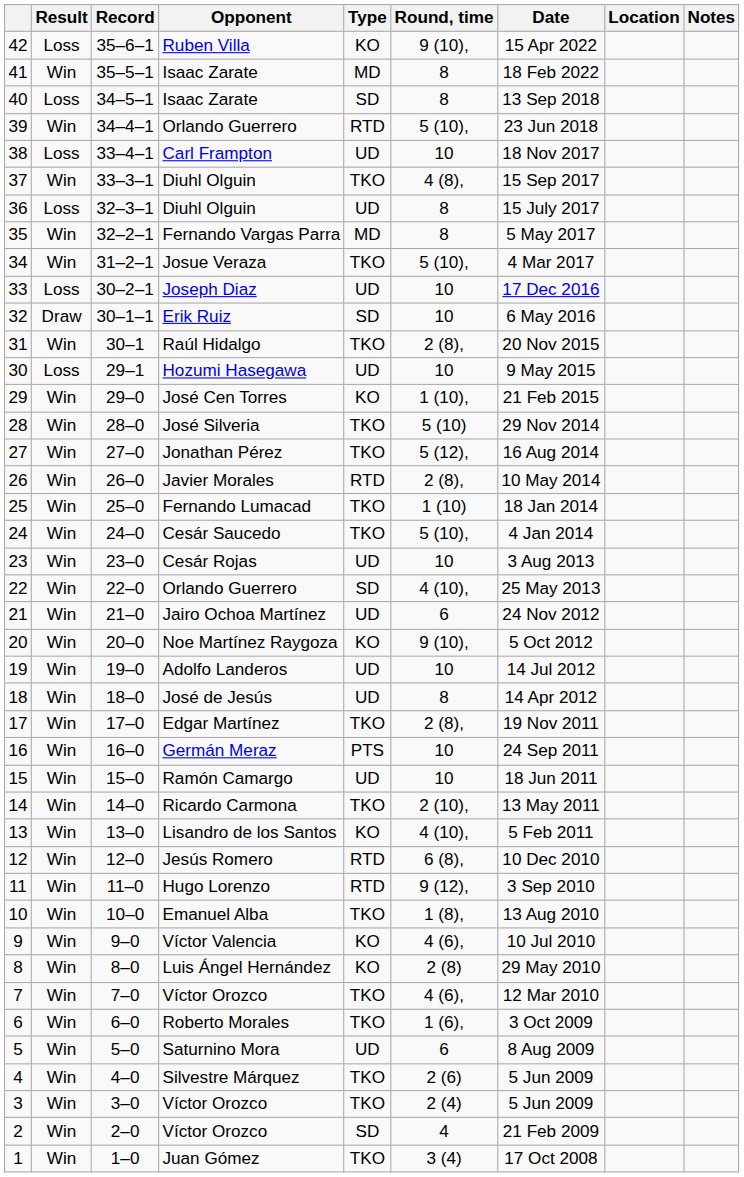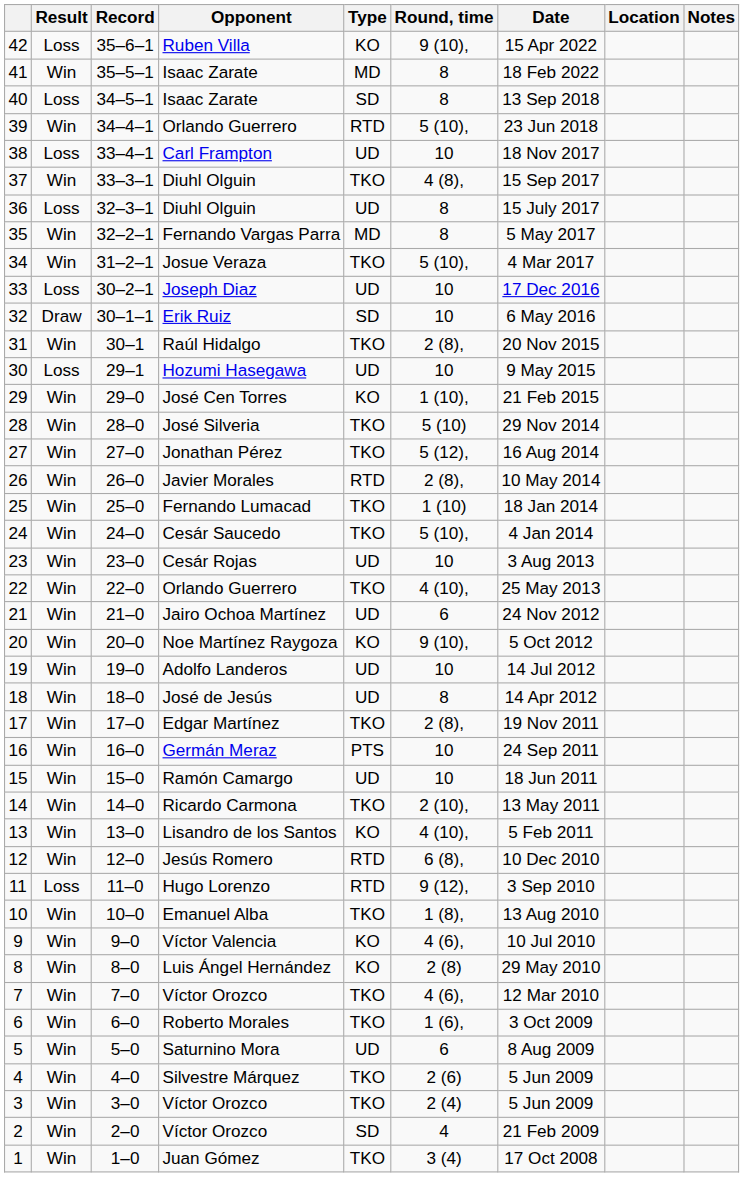(367, 588) SD -> (367, 588) TKO
(62, 886) Win -> (62, 886) Loss
